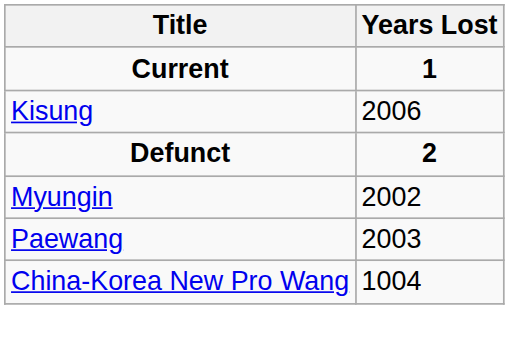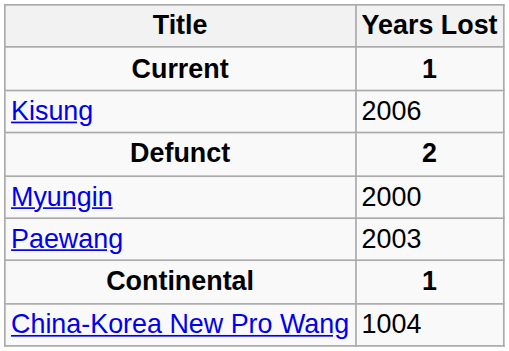(391, 196) 2002 -> (391, 196) 2000
+ row: (180, 281)
